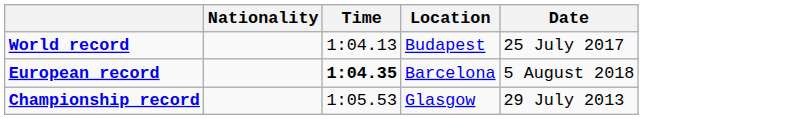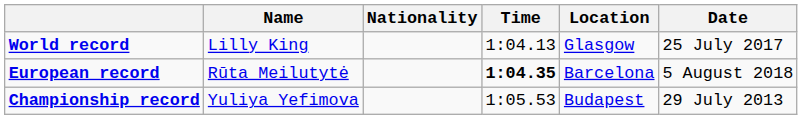+ column: (283, 18)
(445, 46) Budapest -> (599, 46) Glasgow
(440, 100) Glasgow -> (604, 100) Budapest
